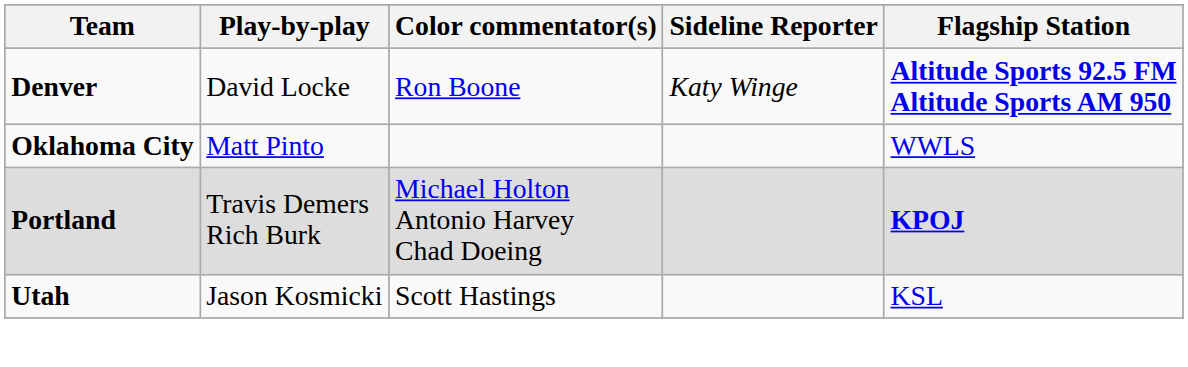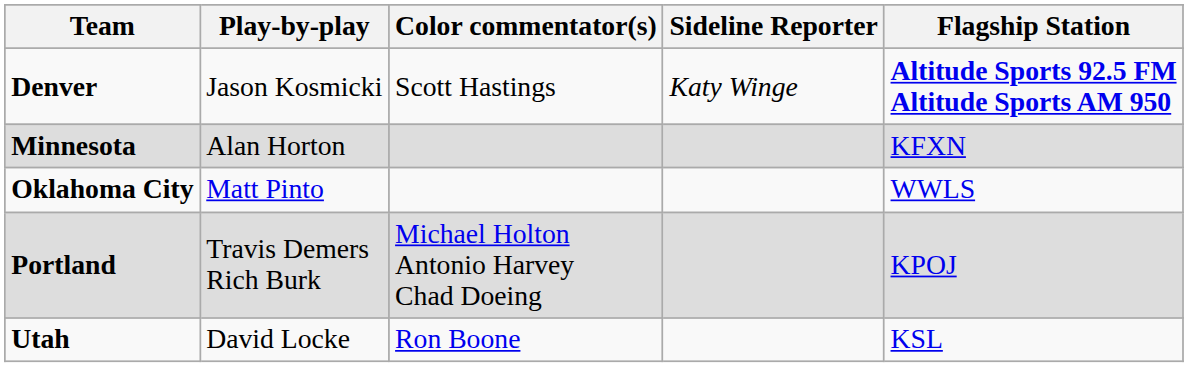(278, 85) David Locke -> (294, 85) Jason Kosmicki
(458, 85) Ron Boone -> (475, 85) Scott Hastings
+ row: (74, 145)
(927, 220) bold -> (924, 264) normal
(294, 295) Jason Kosmicki -> (278, 339) David Locke
(475, 295) Scott Hastings -> (458, 339) Ron Boone
